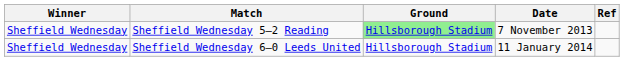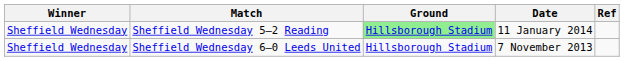(545, 30) 7 November 2013 -> (545, 30) 11 January 2014
(545, 47) 11 January 2014 -> (545, 47) 7 November 2013
